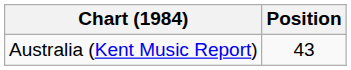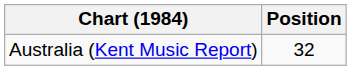(304, 49) 43 -> (304, 49) 32
